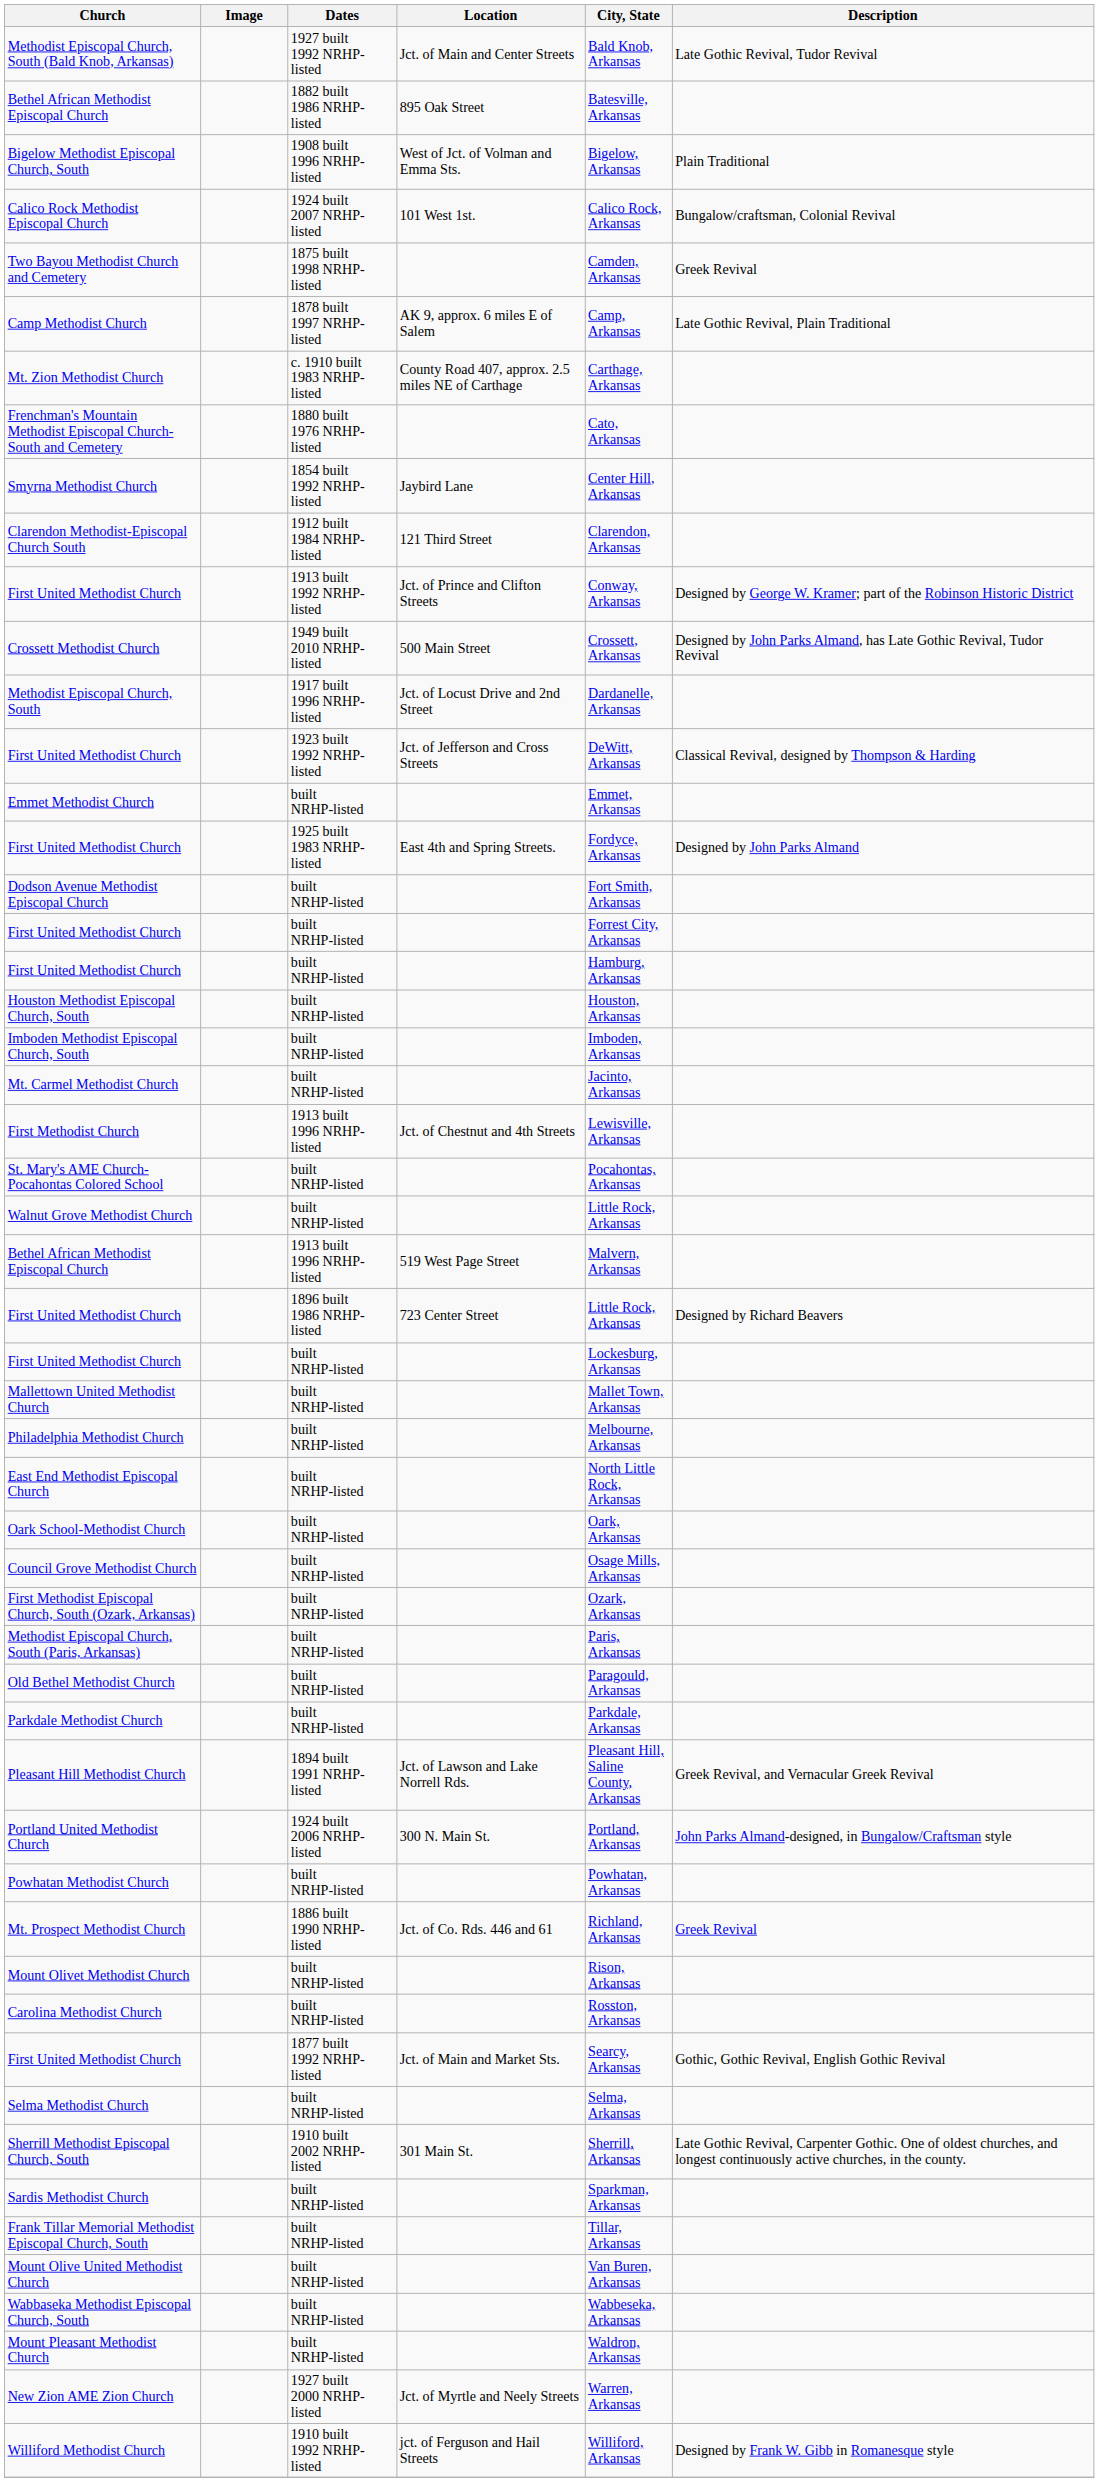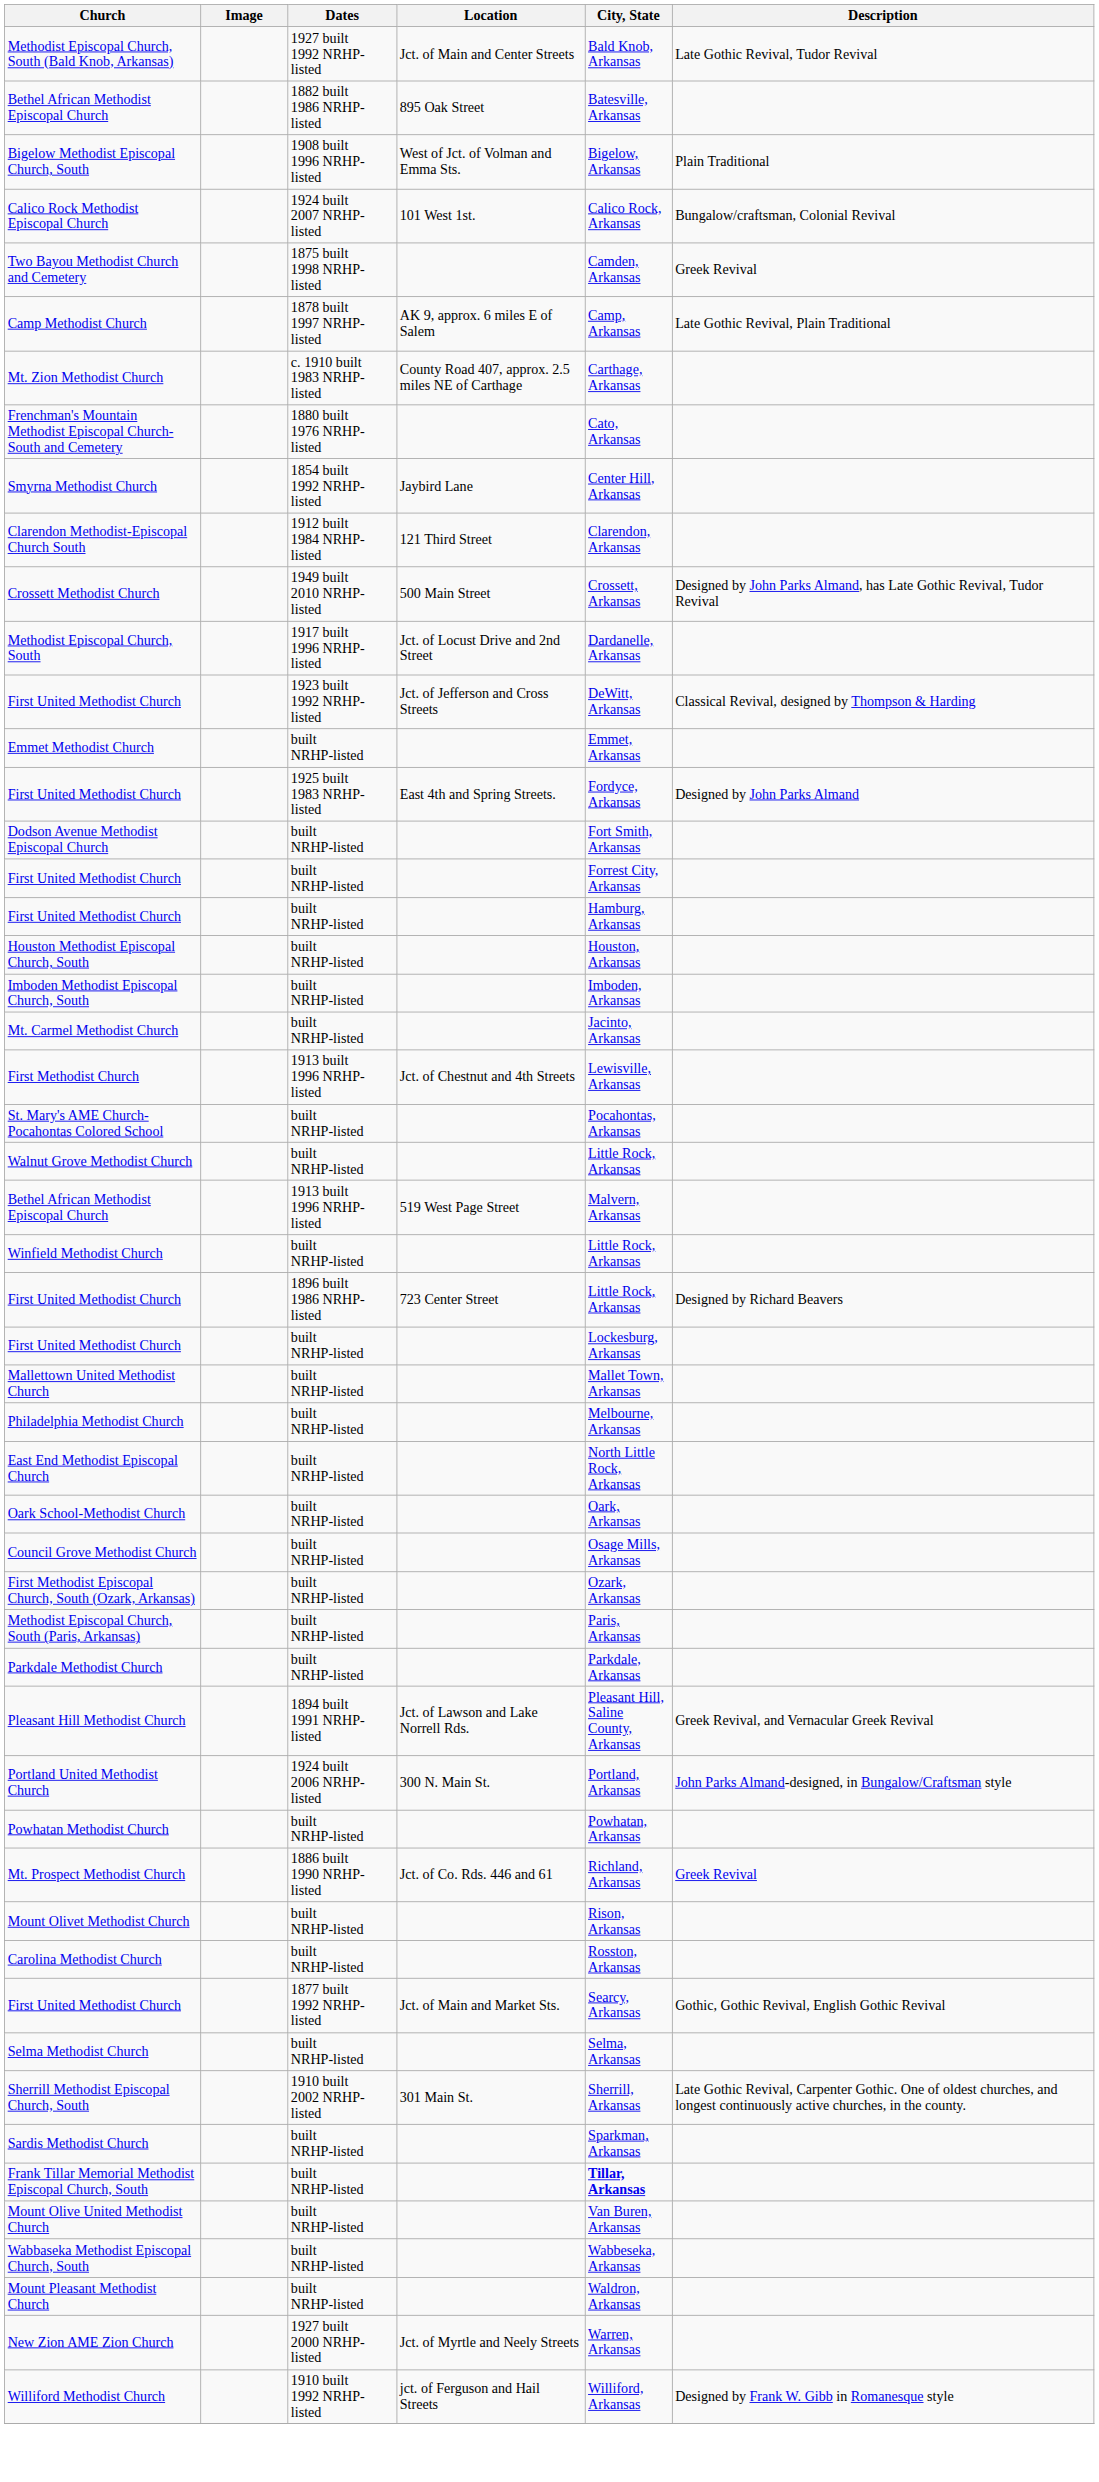- row: (94, 593)
+ row: (85, 1253)
- row: (91, 1682)
(614, 2235) normal -> (617, 2181) bold
